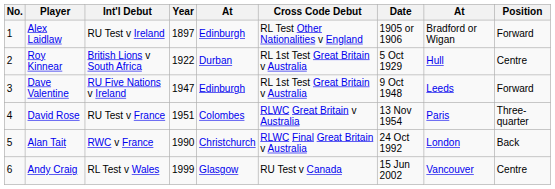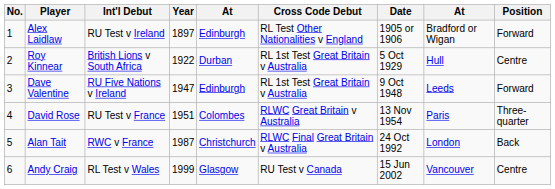(183, 143) 1990 -> (183, 143) 1987
